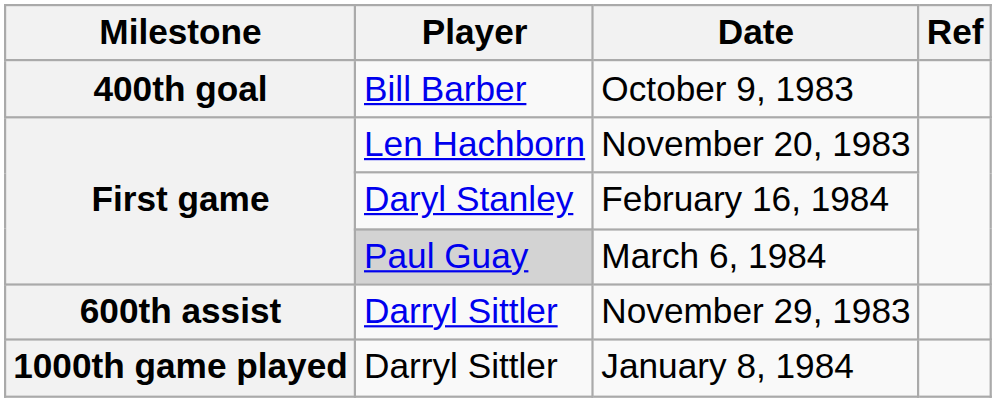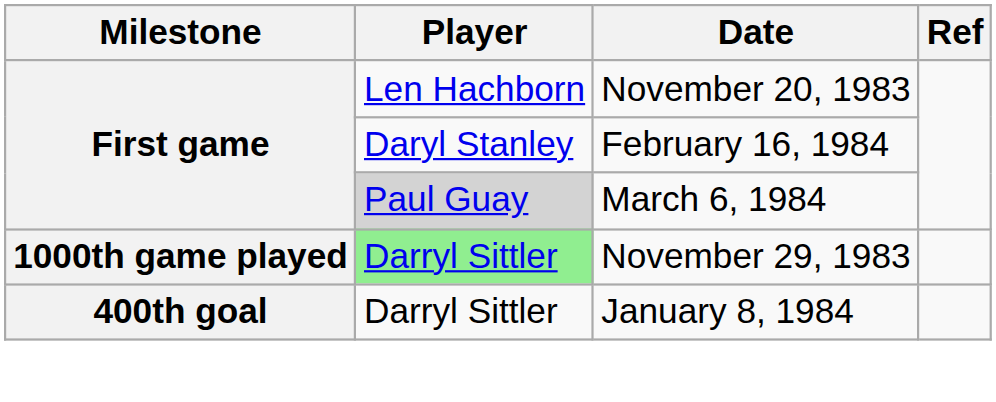- row: (728, 88)
(180, 311) 600th assist -> (180, 255) 1000th game played
(461, 311) no background -> (461, 255) lightgreen background
(180, 367) 1000th game played -> (180, 311) 400th goal
